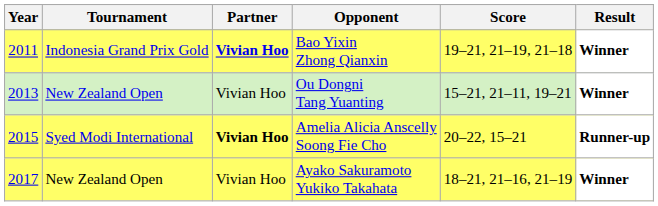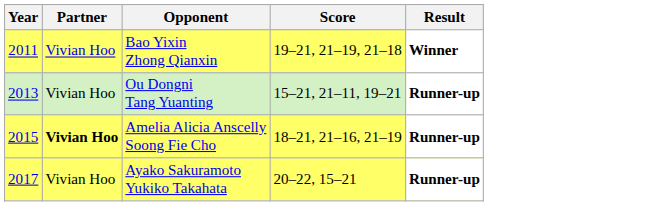- column: (127, 17)
(252, 51) bold -> (80, 51) normal
(604, 94) Winner -> (444, 94) Runner-up
(485, 136) 20–22, 15–21 -> (338, 136) 18–21, 21–16, 21–19
(508, 179) 18–21, 21–16, 21–19 -> (315, 179) 20–22, 15–21
(604, 179) Winner -> (444, 179) Runner-up
